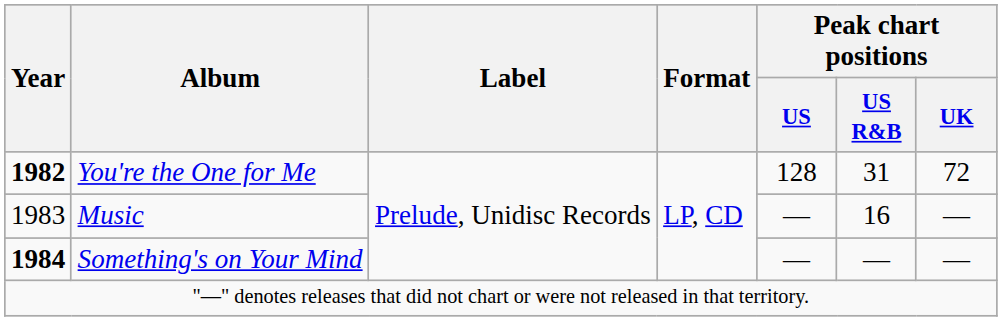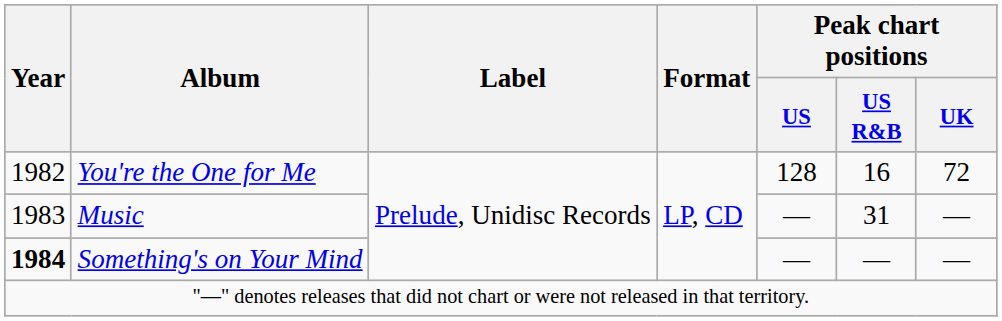(38, 172) bold -> (38, 172) normal
(877, 172) 31 -> (877, 172) 16
(877, 215) 16 -> (877, 215) 31
